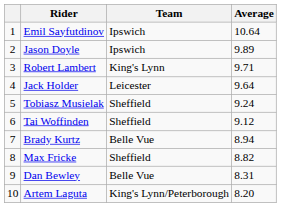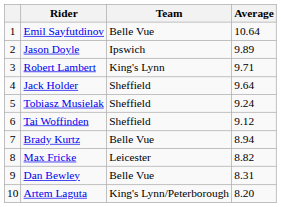(127, 31) Ipswich -> (132, 31) Belle Vue
(130, 85) Leicester -> (130, 85) Sheffield
(130, 157) Sheffield -> (130, 157) Leicester
